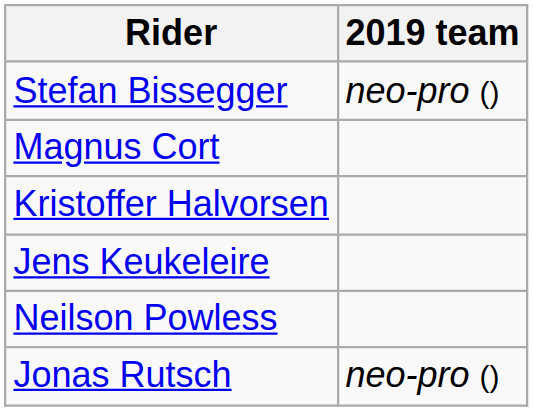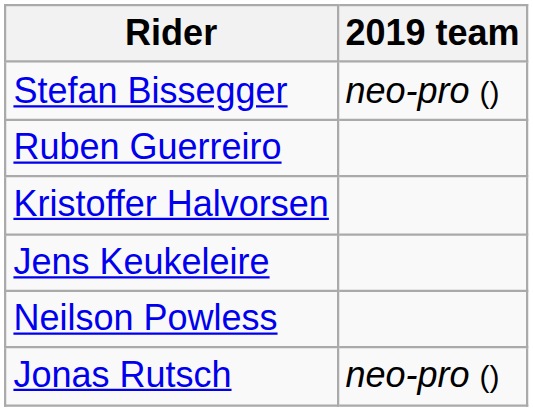- row: (116, 147)
+ row: (147, 147)
